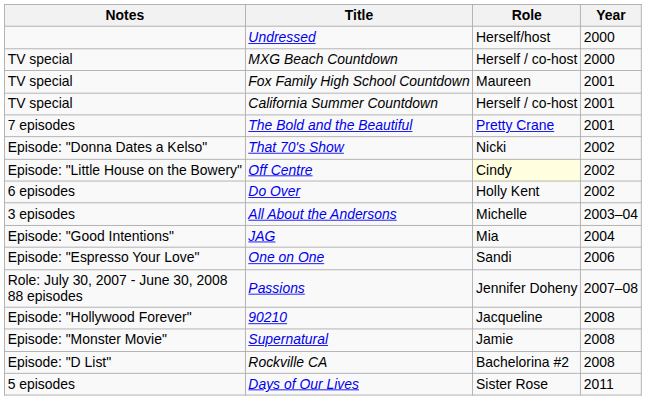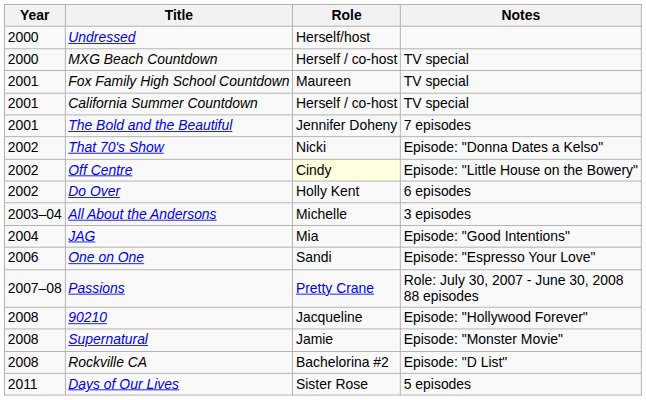columns swapped: (611, 15) <-> (125, 15)
(515, 125) Pretty Crane -> (347, 125) Jennifer Doheny
(527, 288) Jennifer Doheny -> (335, 288) Pretty Crane
